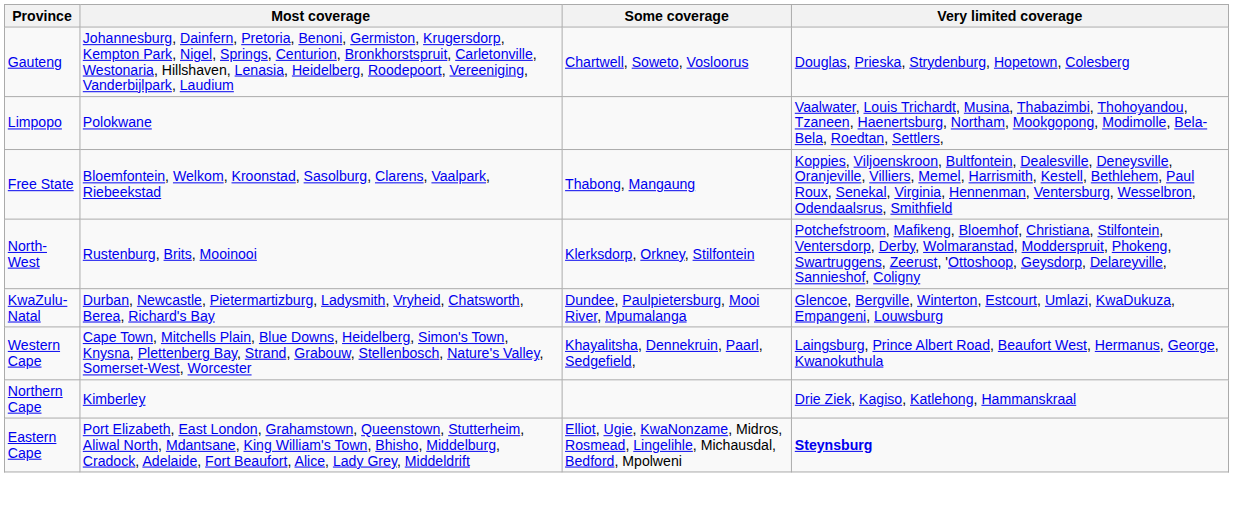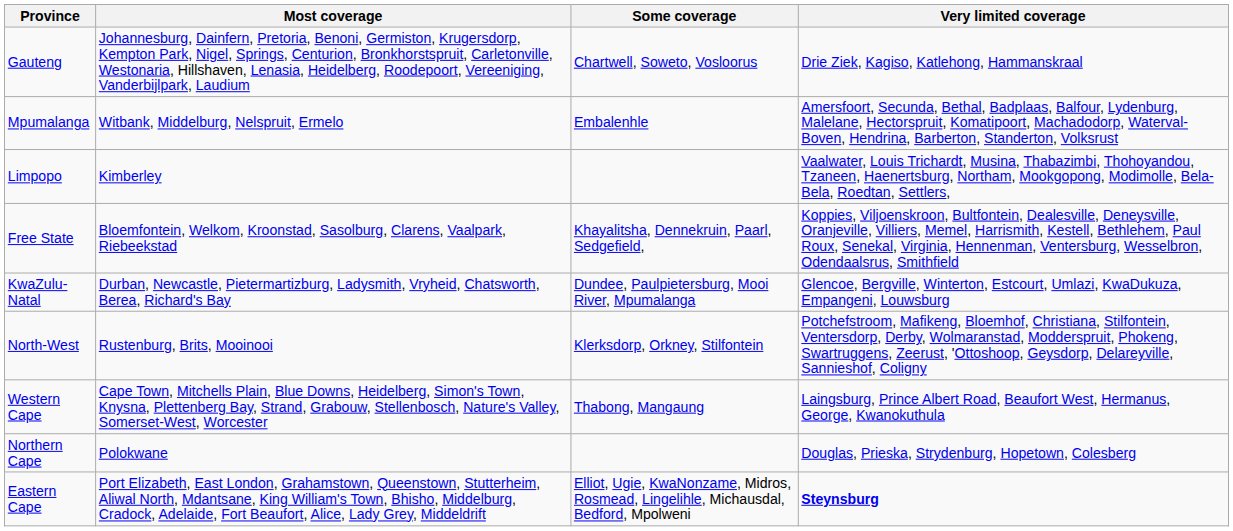(962, 62) Douglas, Prieska, Strydenburg, Hopetown, Colesberg -> (942, 62) Drie Ziek, Kagiso, Katlehong, Hammanskraal
+ row: (49, 123)
(117, 123) Polokwane -> (130, 177) Kimberley
(630, 185) Thabong, Mangaung -> (673, 238) Khayalitsha, Dennekruin, Paarl, Sedgefield,
rows swapped: (27, 254) <-> (38, 308)
(664, 354) Khayalitsha, Dennekruin, Paarl, Sedgefield, -> (639, 407) Thabong, Mangaung
(114, 399) Kimberley -> (133, 453) Polokwane
(936, 399) Drie Ziek, Kagiso, Katlehong, Hammanskraal -> (969, 453) Douglas, Prieska, Strydenburg, Hopetown, Colesberg
